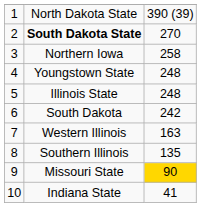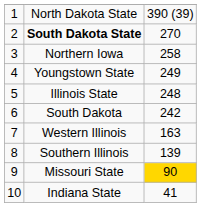(170, 73) 248 -> (170, 73) 249
(170, 152) 135 -> (170, 152) 139
